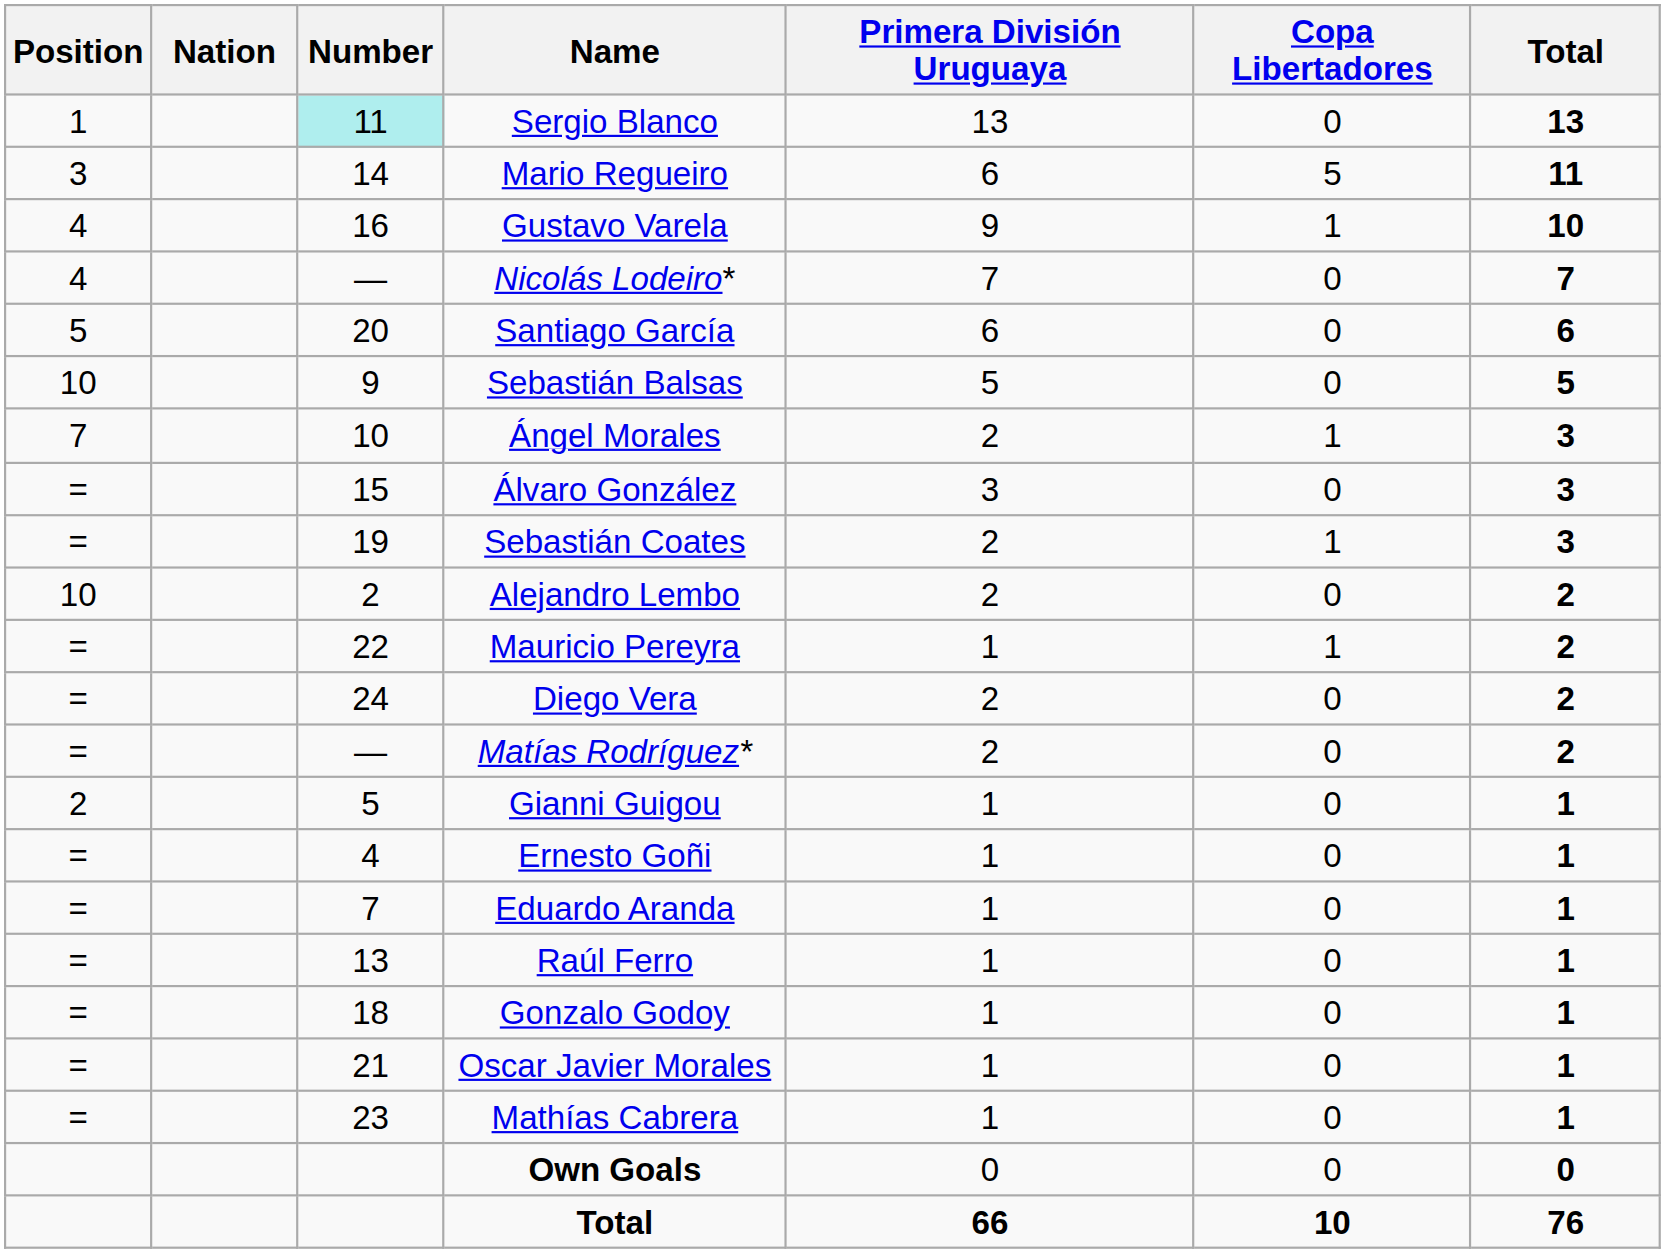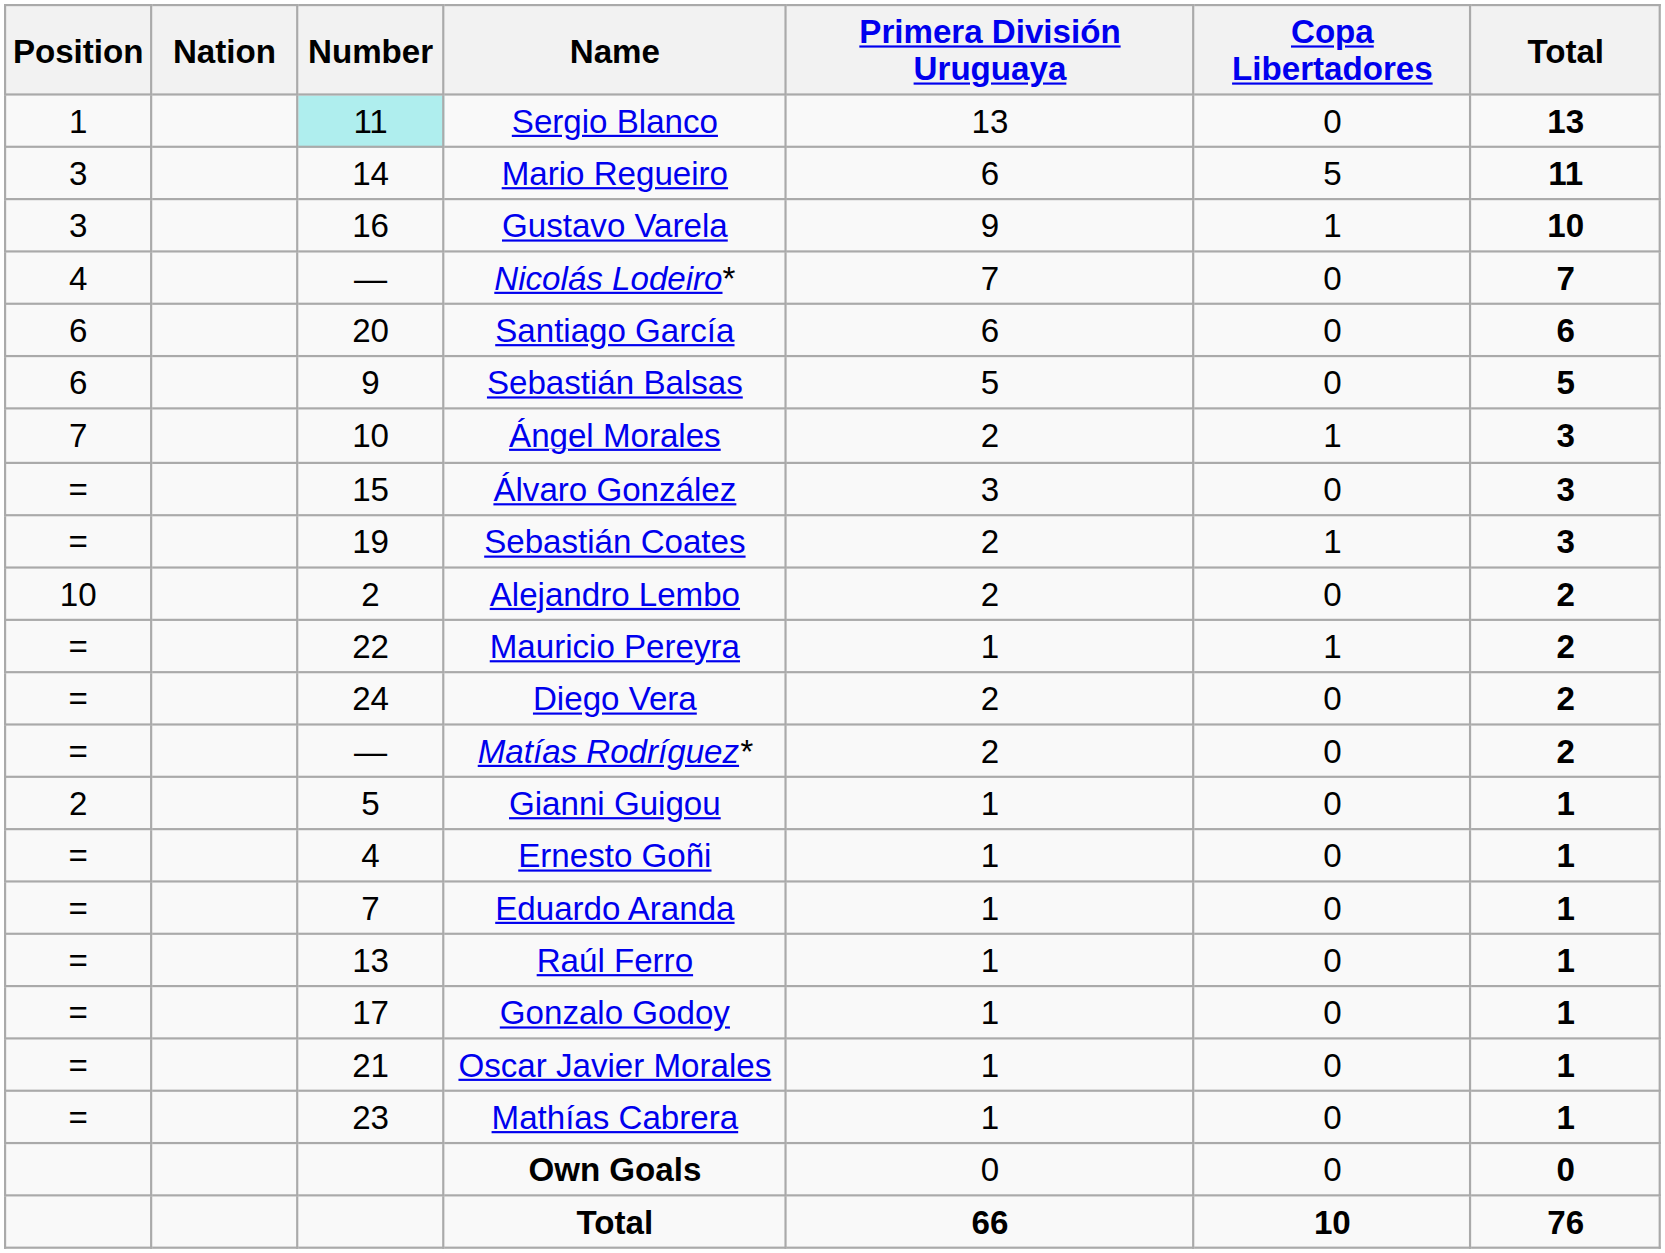(78, 226) 4 -> (78, 226) 3
(78, 331) 5 -> (78, 331) 6
(78, 383) 10 -> (78, 383) 6
(371, 1013) 18 -> (371, 1013) 17
